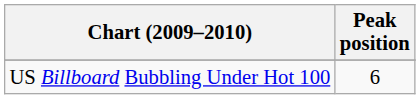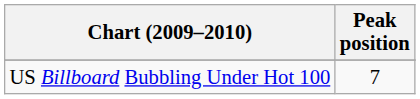(375, 76) 6 -> (375, 76) 7
